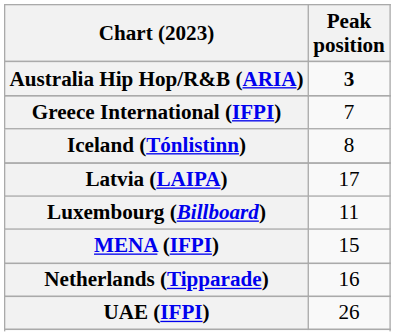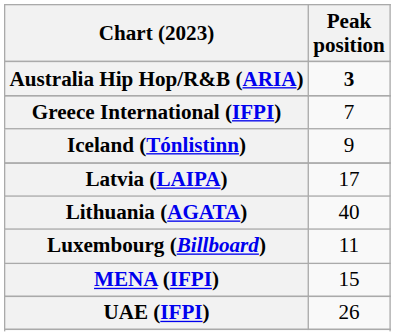(349, 145) 8 -> (349, 145) 9
+ row: (157, 212)
- row: (156, 279)
